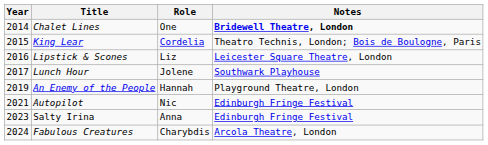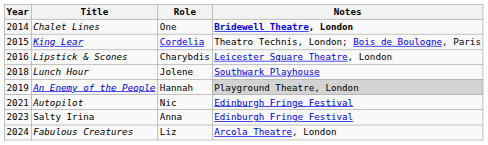(168, 57) Liz -> (185, 57) Charybdis
(18, 72) 2017 -> (18, 72) 2018
(286, 87) no background -> (286, 87) lightgrey background
(185, 132) Charybdis -> (168, 132) Liz
